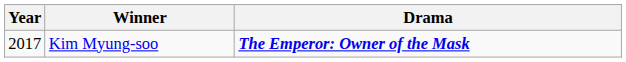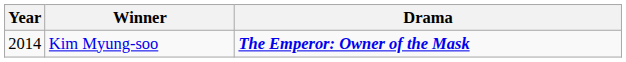(25, 43) 2017 -> (25, 43) 2014
